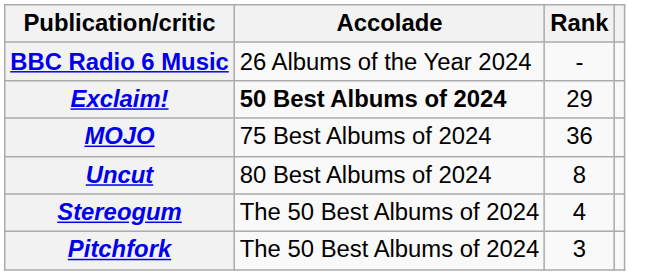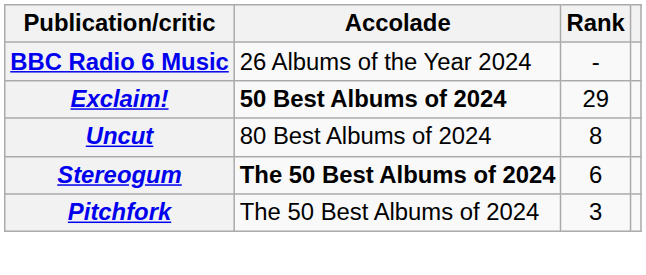- row: (120, 136)
(390, 212) normal -> (398, 174) bold
(579, 212) 4 -> (596, 174) 6
